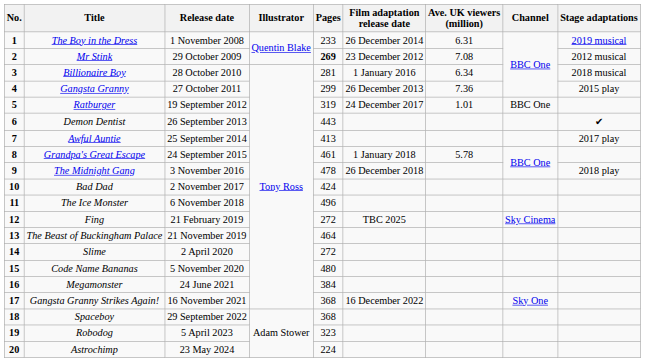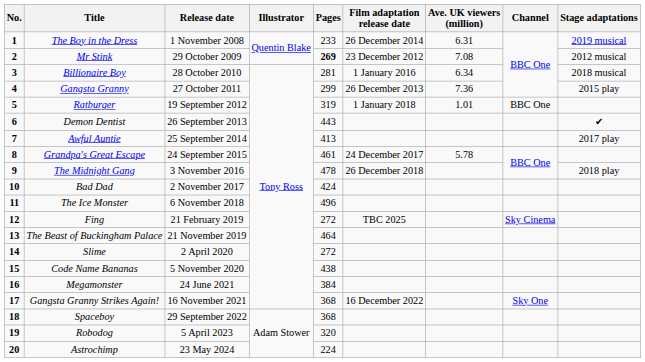(384, 105) 24 December 2017 -> (384, 105) 1 January 2018
(384, 154) 1 January 2018 -> (384, 154) 24 December 2017
(328, 268) 480 -> (328, 268) 438
(328, 333) 323 -> (328, 333) 320
